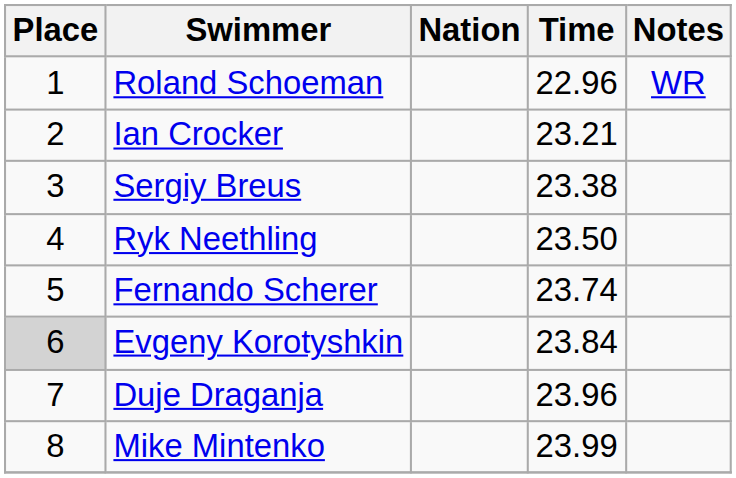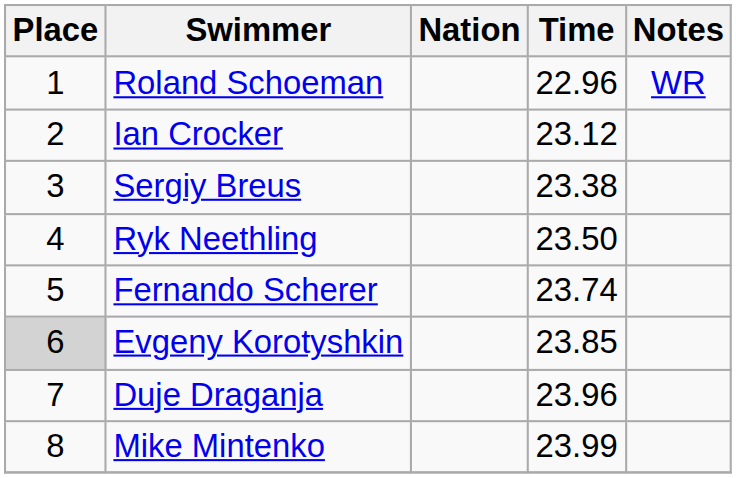(577, 134) 23.21 -> (577, 134) 23.12
(577, 342) 23.84 -> (577, 342) 23.85
